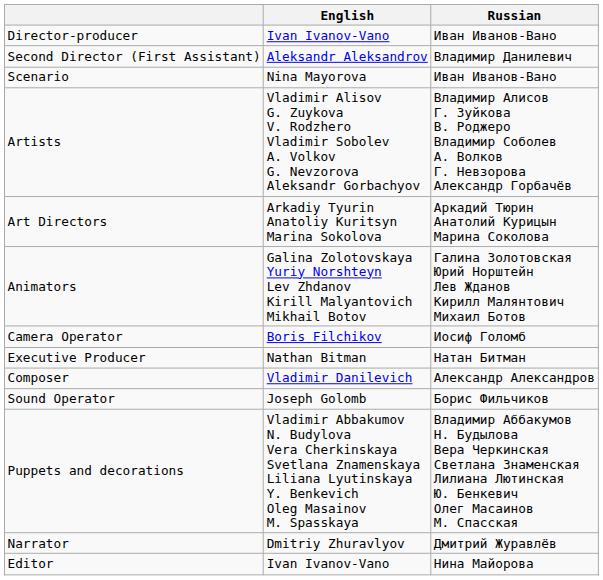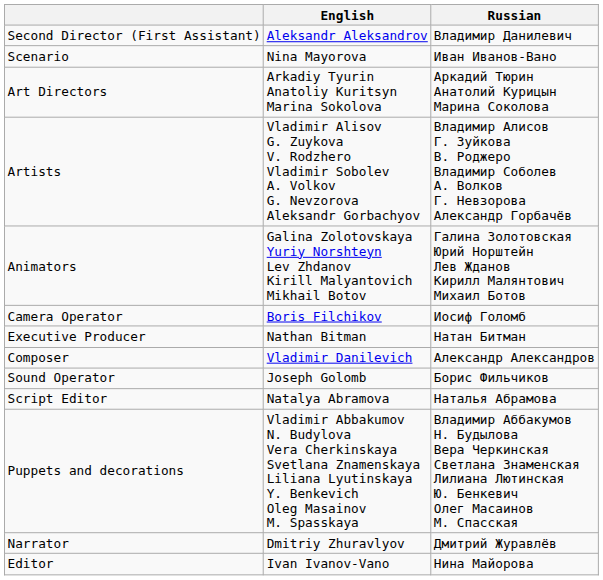- row: (73, 36)
rows swapped: (57, 222) <-> (34, 142)
+ row: (57, 399)
